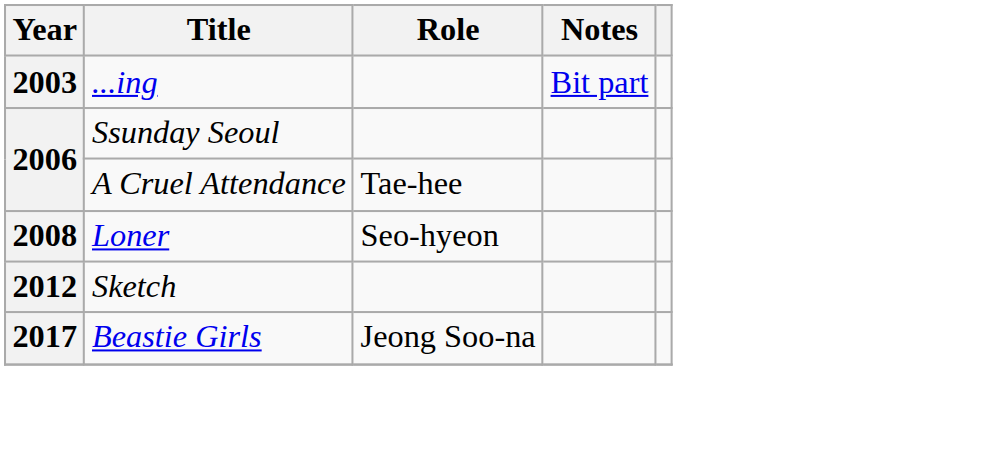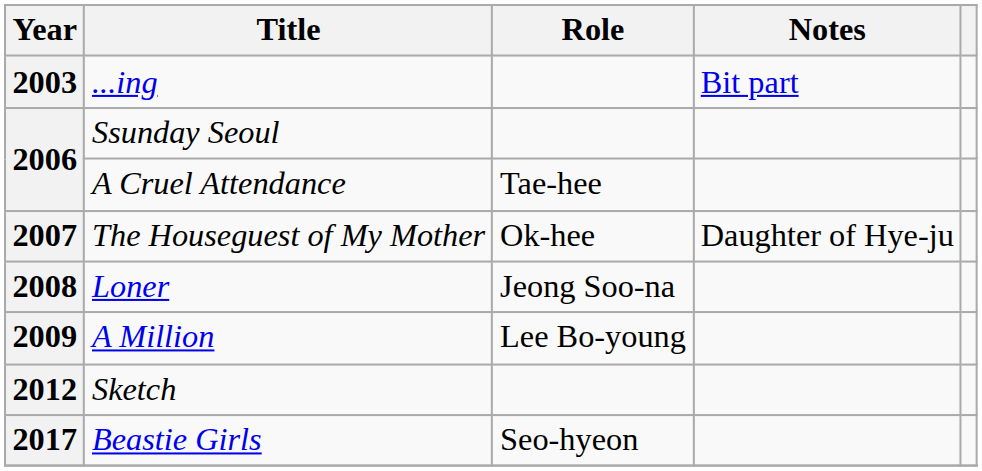+ row: (289, 235)
(430, 235) Seo-hyeon -> (588, 286) Jeong Soo-na
+ row: (153, 337)
(448, 337) Jeong Soo-na -> (569, 440) Seo-hyeon
